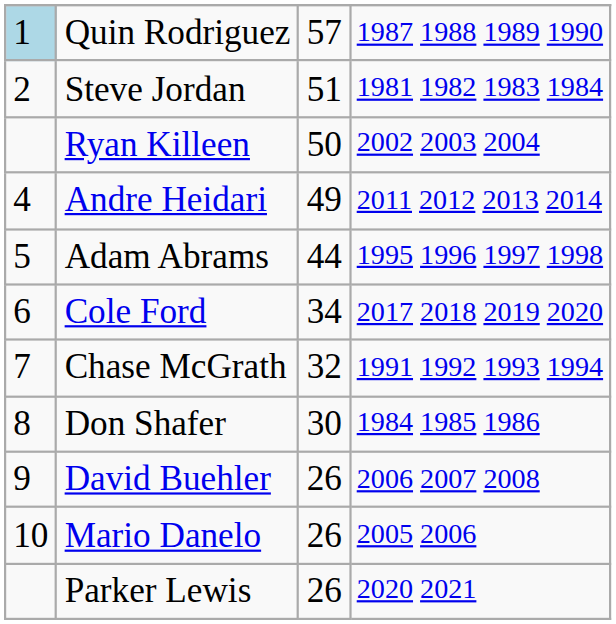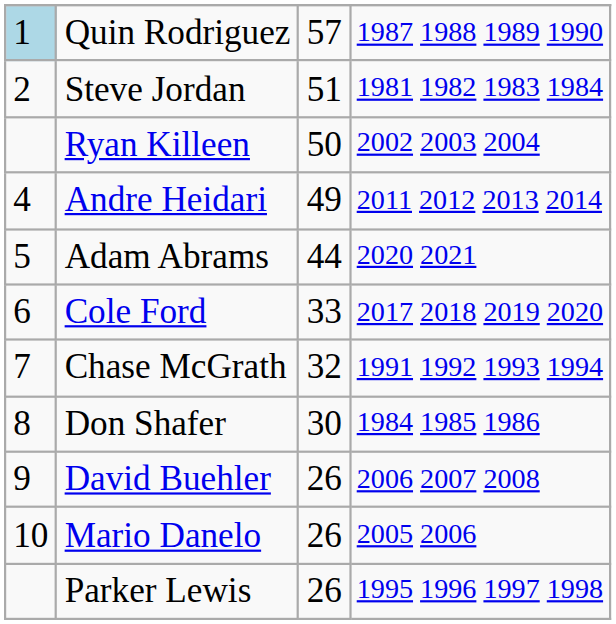(480, 255) 1995 1996 1997 1998 -> (417, 255) 2020 2021
(324, 311) 34 -> (324, 311) 33
(417, 590) 2020 2021 -> (480, 590) 1995 1996 1997 1998
